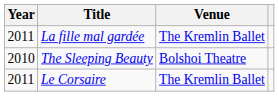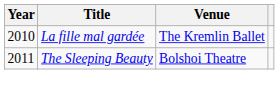(21, 36) 2011 -> (21, 36) 2010
(21, 58) 2010 -> (21, 58) 2011
- row: (73, 79)
